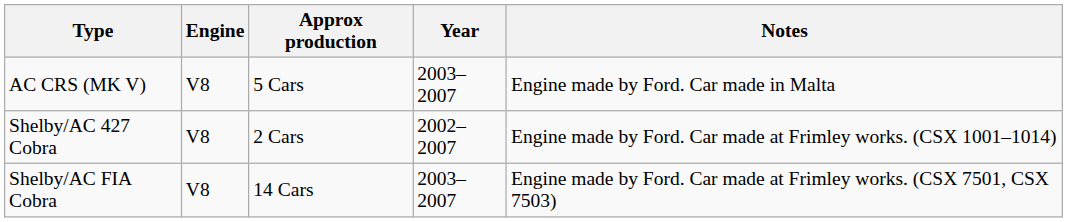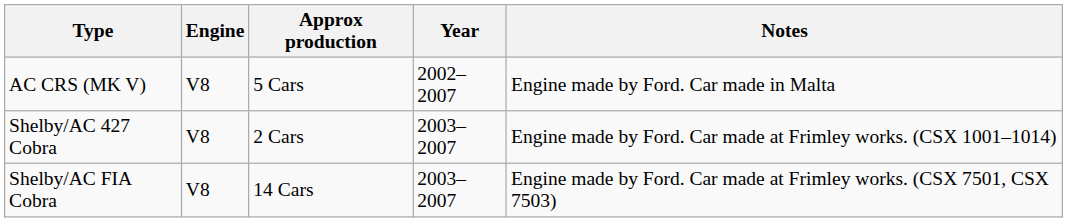(442, 83) 2003–2007 -> (442, 83) 2002–2007
(442, 136) 2002–2007 -> (442, 136) 2003–2007
